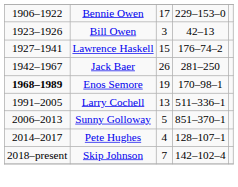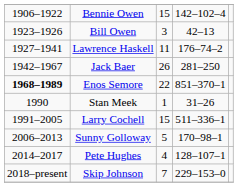(164, 13) 17 -> (164, 13) 15
(200, 13) 229–153–0 -> (200, 13) 142–102–4
(164, 48) 15 -> (164, 48) 11
(164, 84) 19 -> (164, 84) 22
(200, 84) 170–98–1 -> (200, 84) 851–370–1
+ row: (113, 102)
(164, 102) 13 -> (164, 119) 15
(200, 119) 851–370–1 -> (200, 137) 170–98–1
(200, 155) 142–102–4 -> (200, 173) 229–153–0
